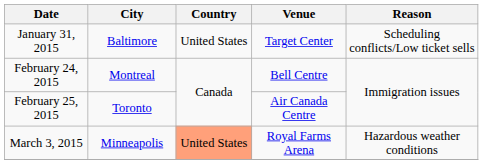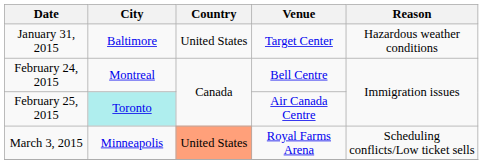(412, 41) Scheduling conflicts/Low ticket sells -> (412, 41) Hazardous weather conditions
(132, 108) no background -> (132, 108) paleturquoise background
(412, 142) Hazardous weather conditions -> (412, 142) Scheduling conflicts/Low ticket sells
